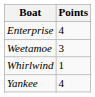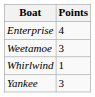(61, 83) 4 -> (61, 83) 3
